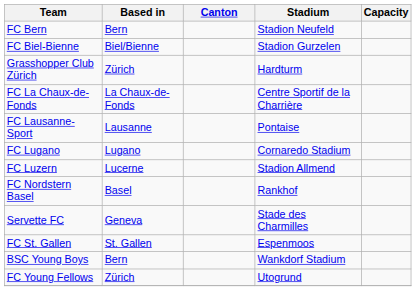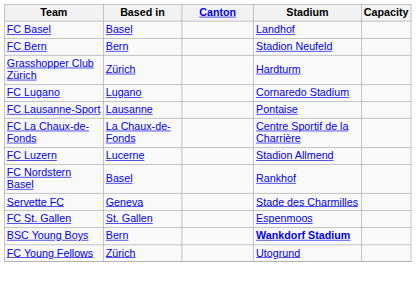+ row: (29, 30)
- row: (43, 47)
rows swapped: (48, 99) <-> (33, 151)
(301, 260) normal -> (303, 236) bold
